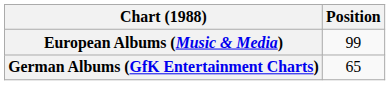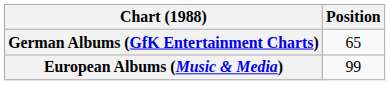rows swapped: (163, 42) <-> (163, 67)
